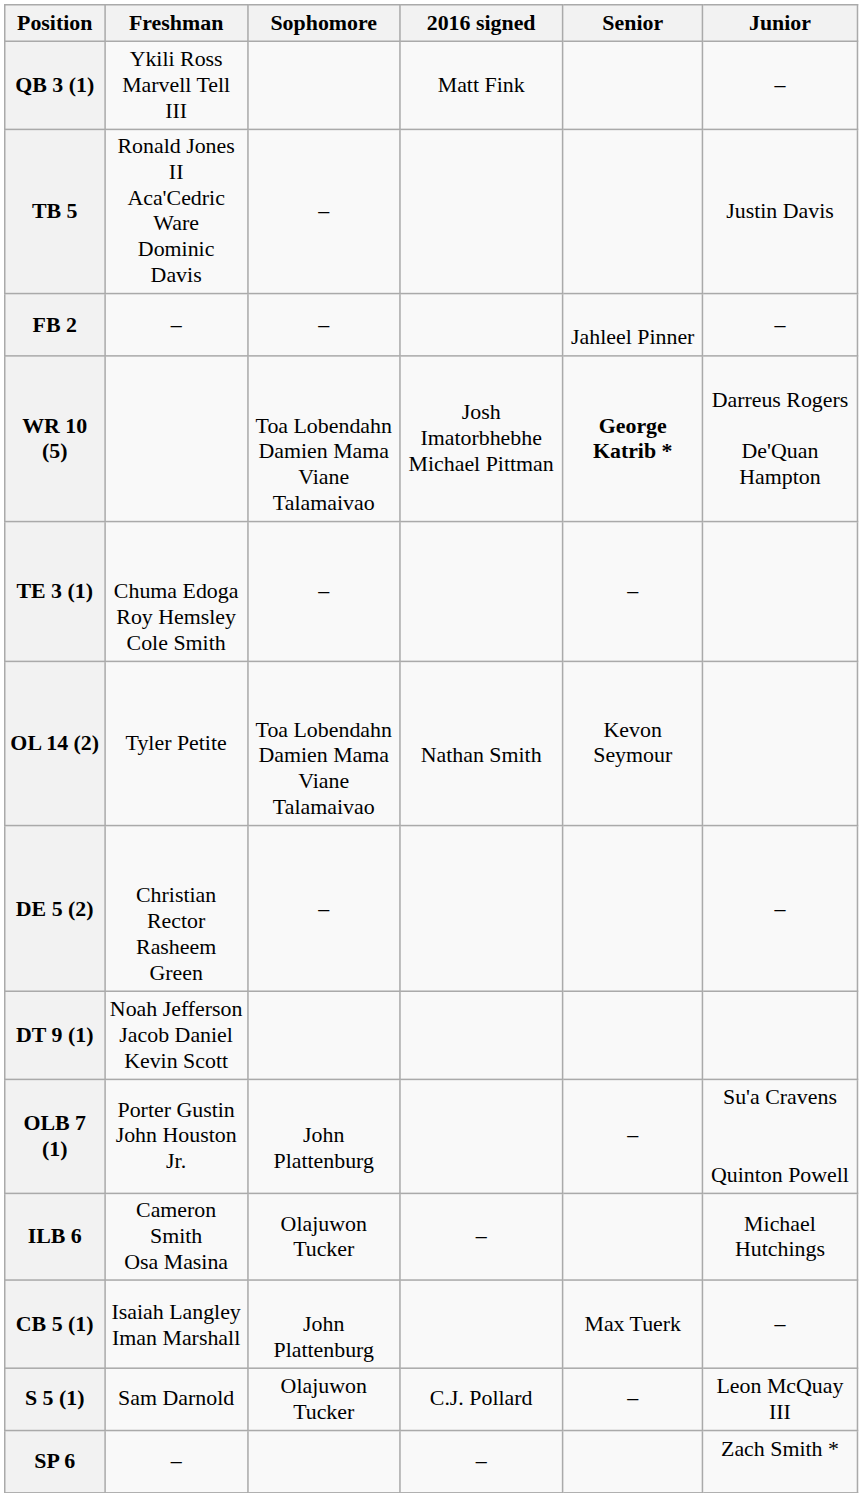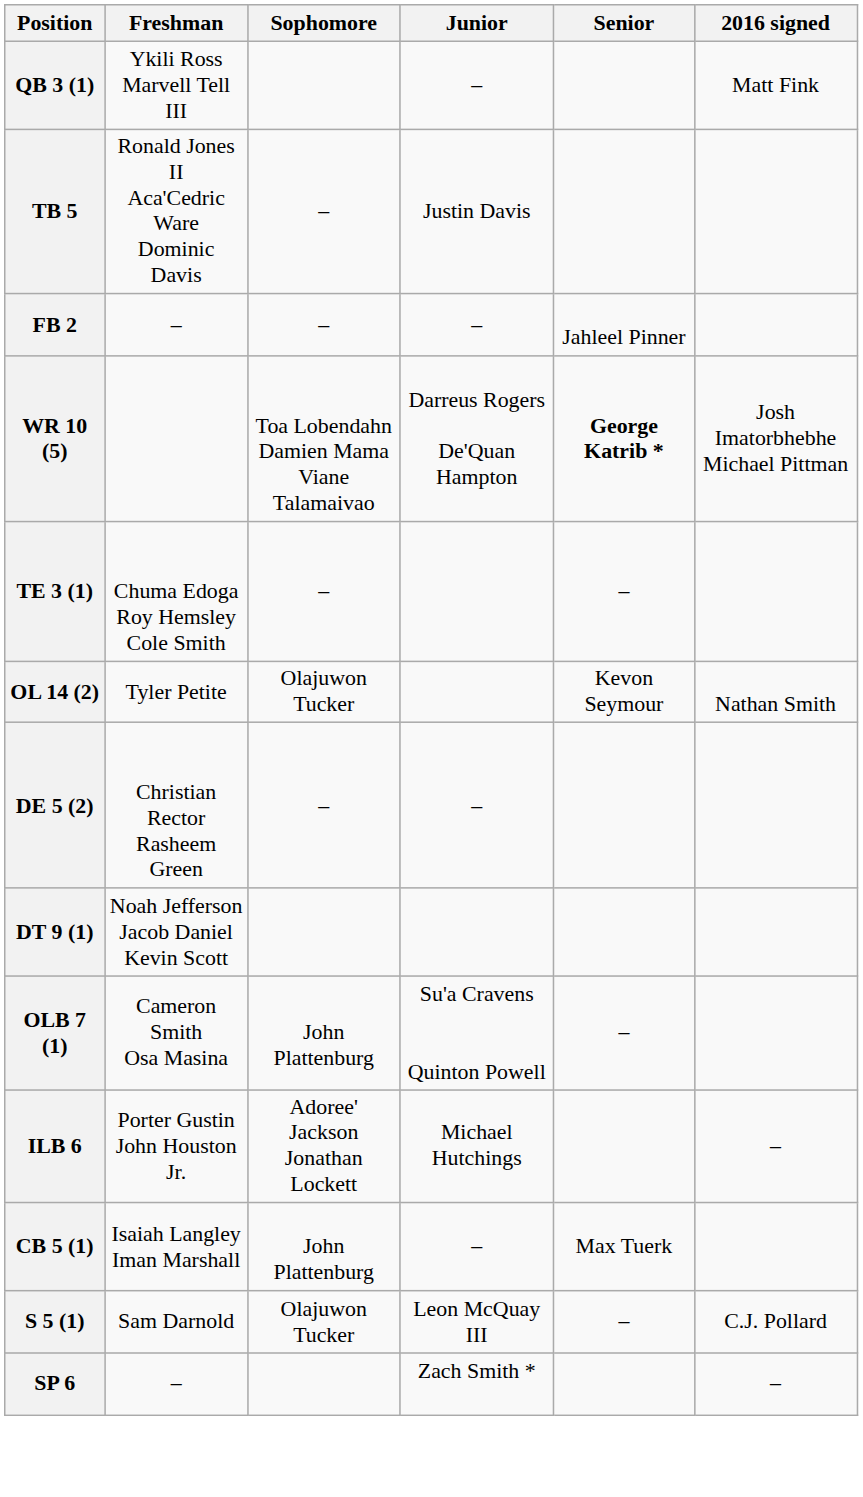columns swapped: (780, 22) <-> (481, 22)
(324, 769) Toa Lobendahn Damien Mama Viane Talamaivao -> (324, 691) Olajuwon Tucker
(176, 1135) Porter Gustin John Houston Jr. -> (176, 1032) Cameron Smith Osa Masina
(176, 1236) Cameron Smith Osa Masina -> (176, 1146) Porter Gustin John Houston Jr.
(324, 1236) Olajuwon Tucker -> (324, 1146) Adoree' Jackson Jonathan Lockett
